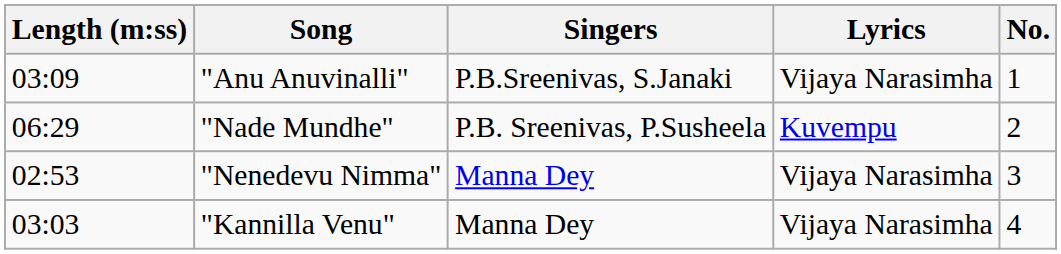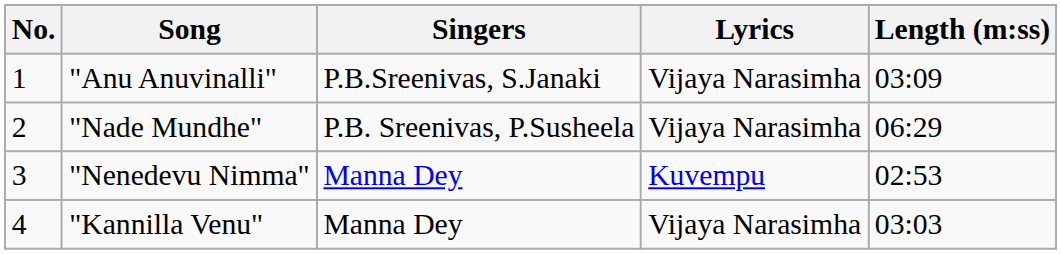columns swapped: (1028, 29) <-> (99, 29)
(838, 126) Kuvempu -> (755, 126) Vijaya Narasimha
(886, 175) Vijaya Narasimha -> (707, 175) Kuvempu
